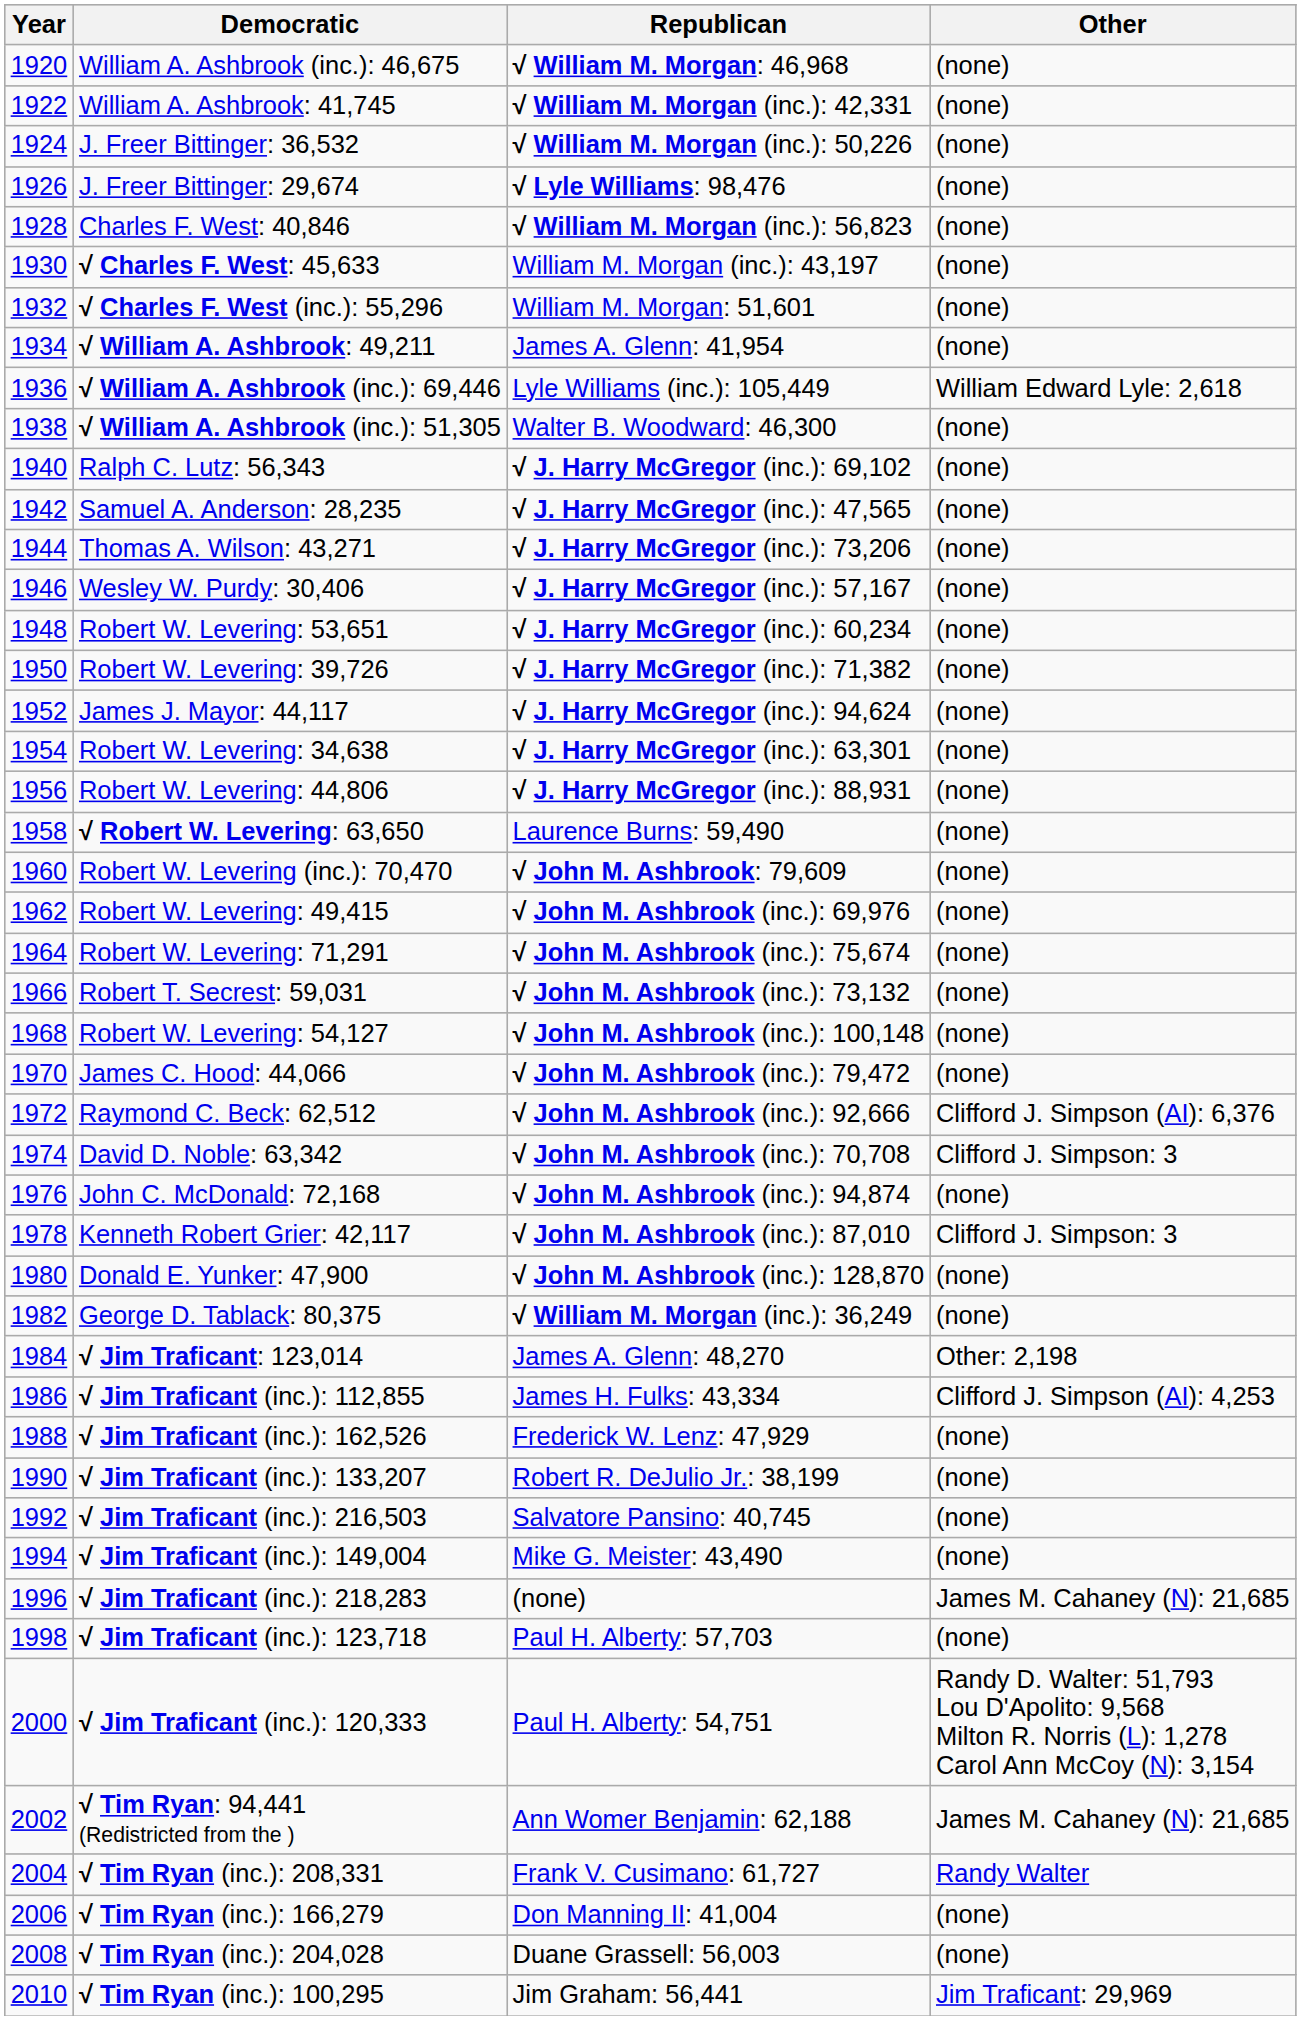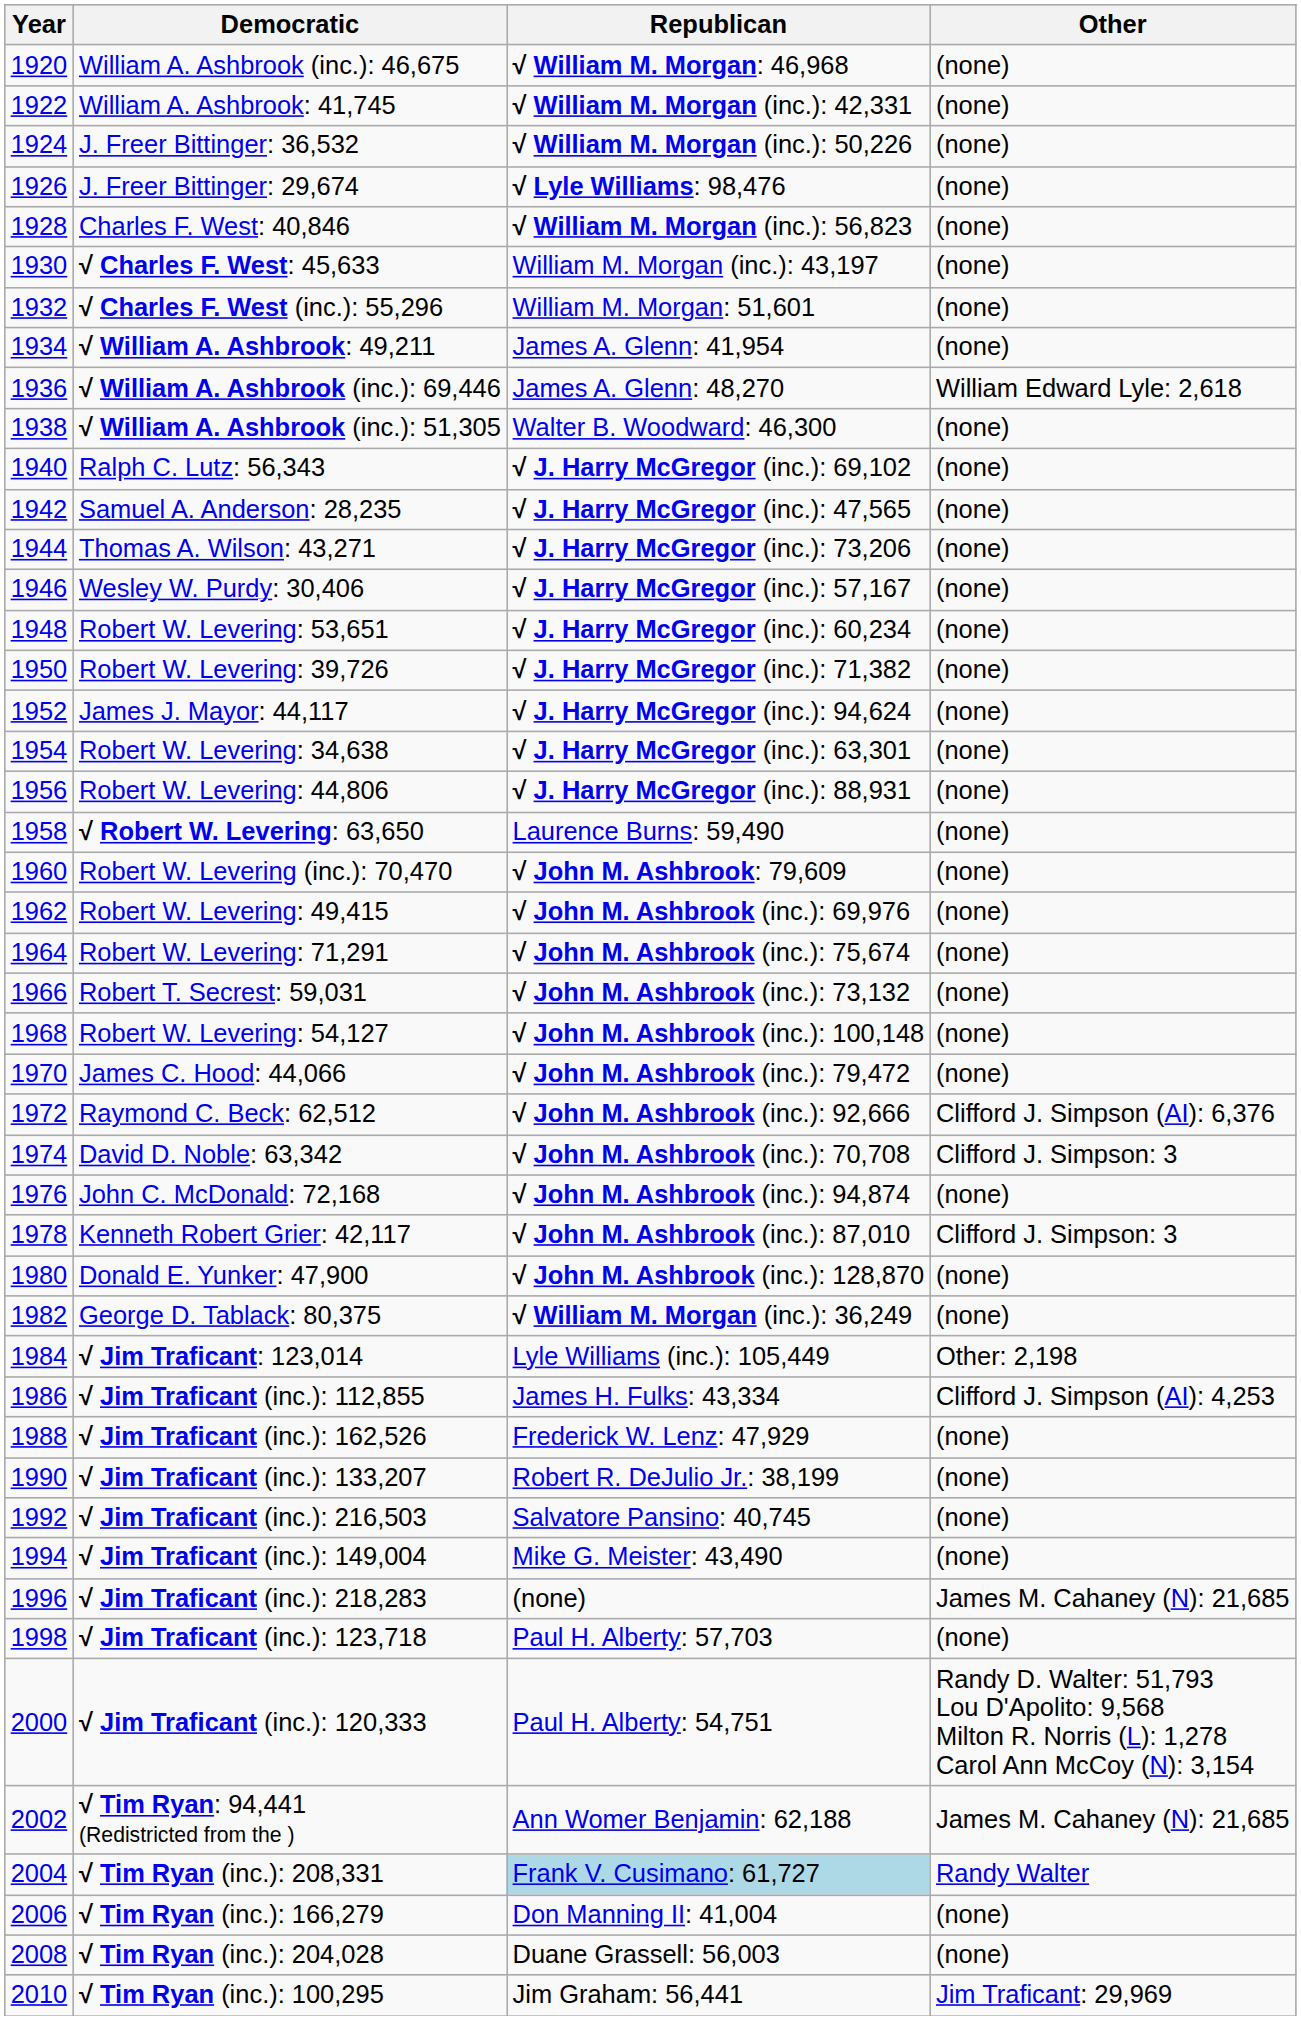(671, 387) Lyle Williams (inc.): 105,449 -> (648, 387) James A. Glenn: 48,270
(648, 1356) James A. Glenn: 48,270 -> (671, 1356) Lyle Williams (inc.): 105,449
(666, 1874) no background -> (666, 1874) lightblue background
